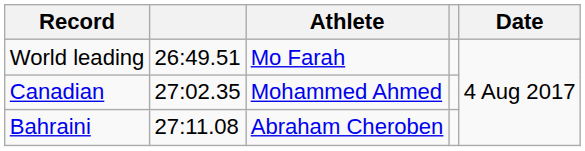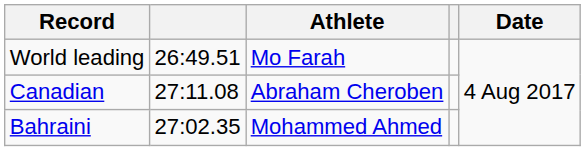(198, 92) 27:02.35 -> (197, 92) 27:11.08
(346, 92) Mohammed Ahmed -> (347, 92) Abraham Cheroben
(197, 127) 27:11.08 -> (198, 127) 27:02.35
(347, 127) Abraham Cheroben -> (346, 127) Mohammed Ahmed
